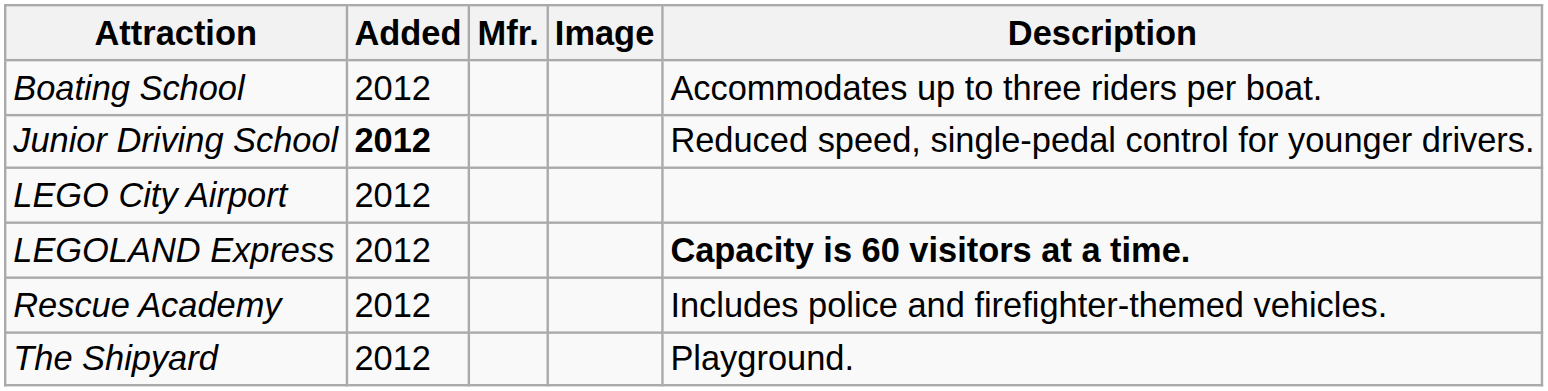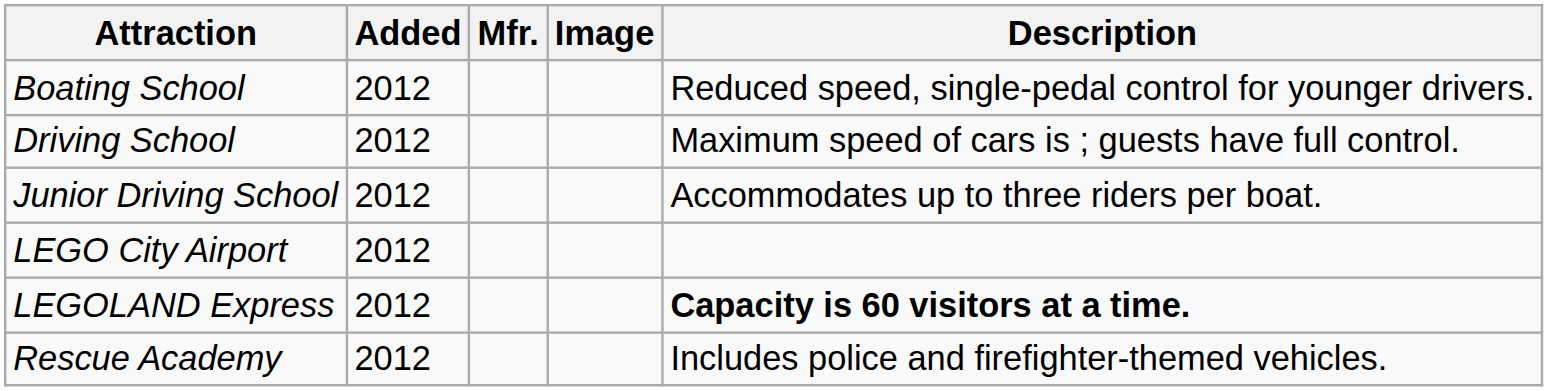(996, 87) Accommodates up to three riders per boat. -> (1102, 87) Reduced speed, single-pedal control for younger drivers.
+ row: (124, 142)
(393, 142) bold -> (393, 196) normal
(1102, 142) Reduced speed, single-pedal control for younger drivers. -> (996, 196) Accommodates up to three riders per boat.
- row: (116, 359)
